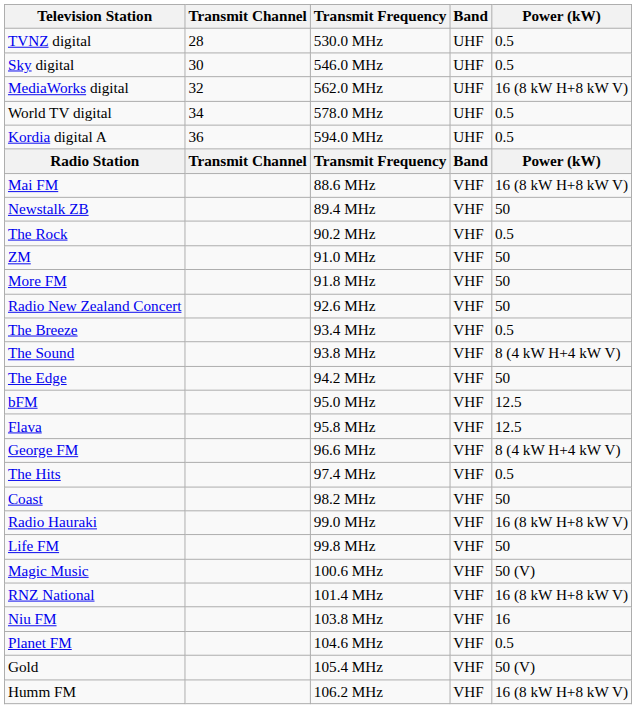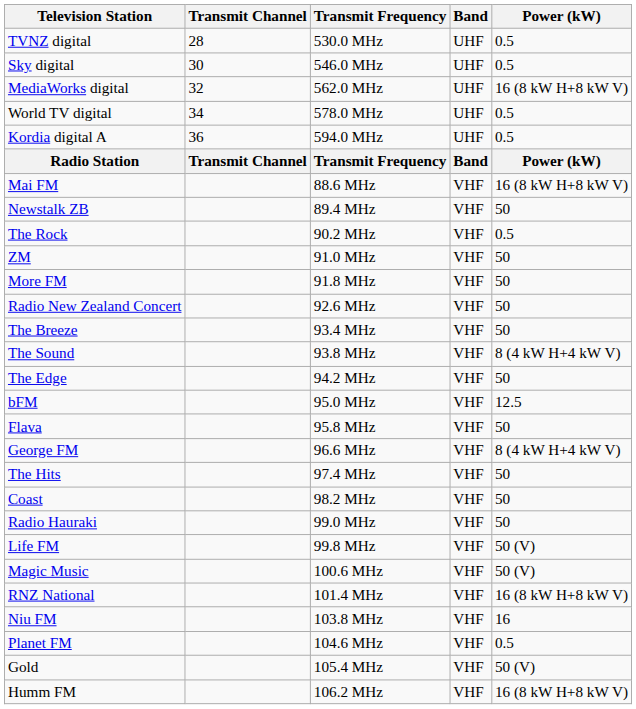(504, 329) 0.5 -> (503, 329) 50
(508, 426) 12.5 -> (503, 426) 50
(504, 474) 0.5 -> (503, 474) 50
(562, 522) 16 (8 kW H+8 kW V) -> (503, 522) 50
(503, 546) 50 -> (515, 546) 50 (V)
